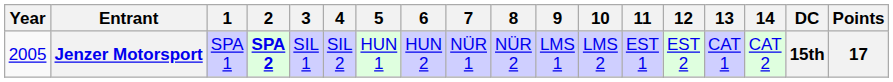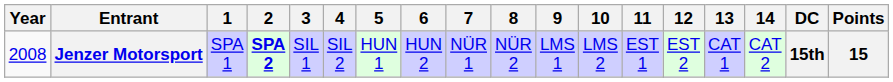(28, 54) 2005 -> (28, 54) 2008
(859, 54) 17 -> (859, 54) 15
